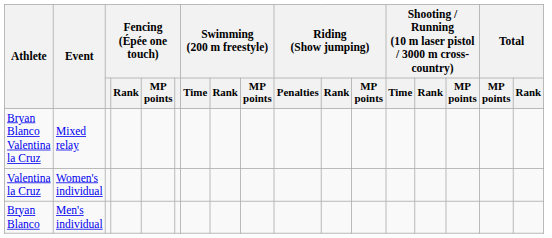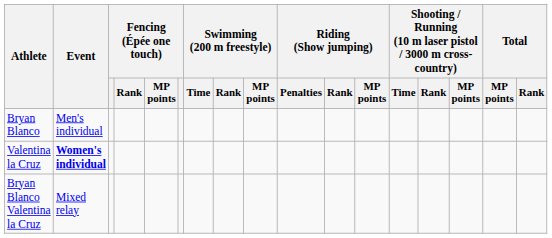rows swapped: (23, 217) <-> (29, 138)
(79, 185) normal -> (81, 157) bold
